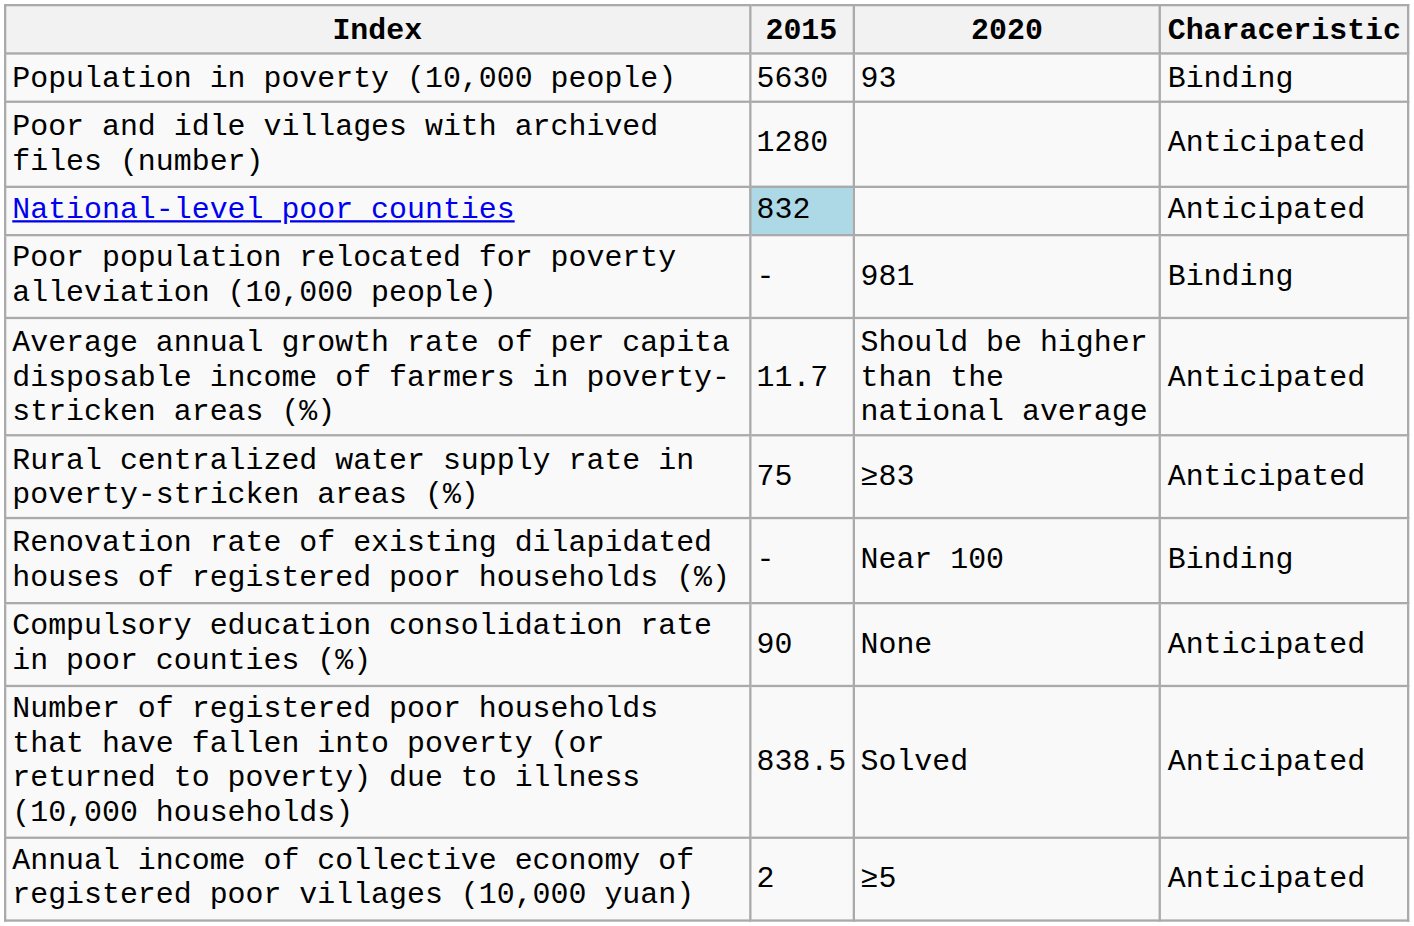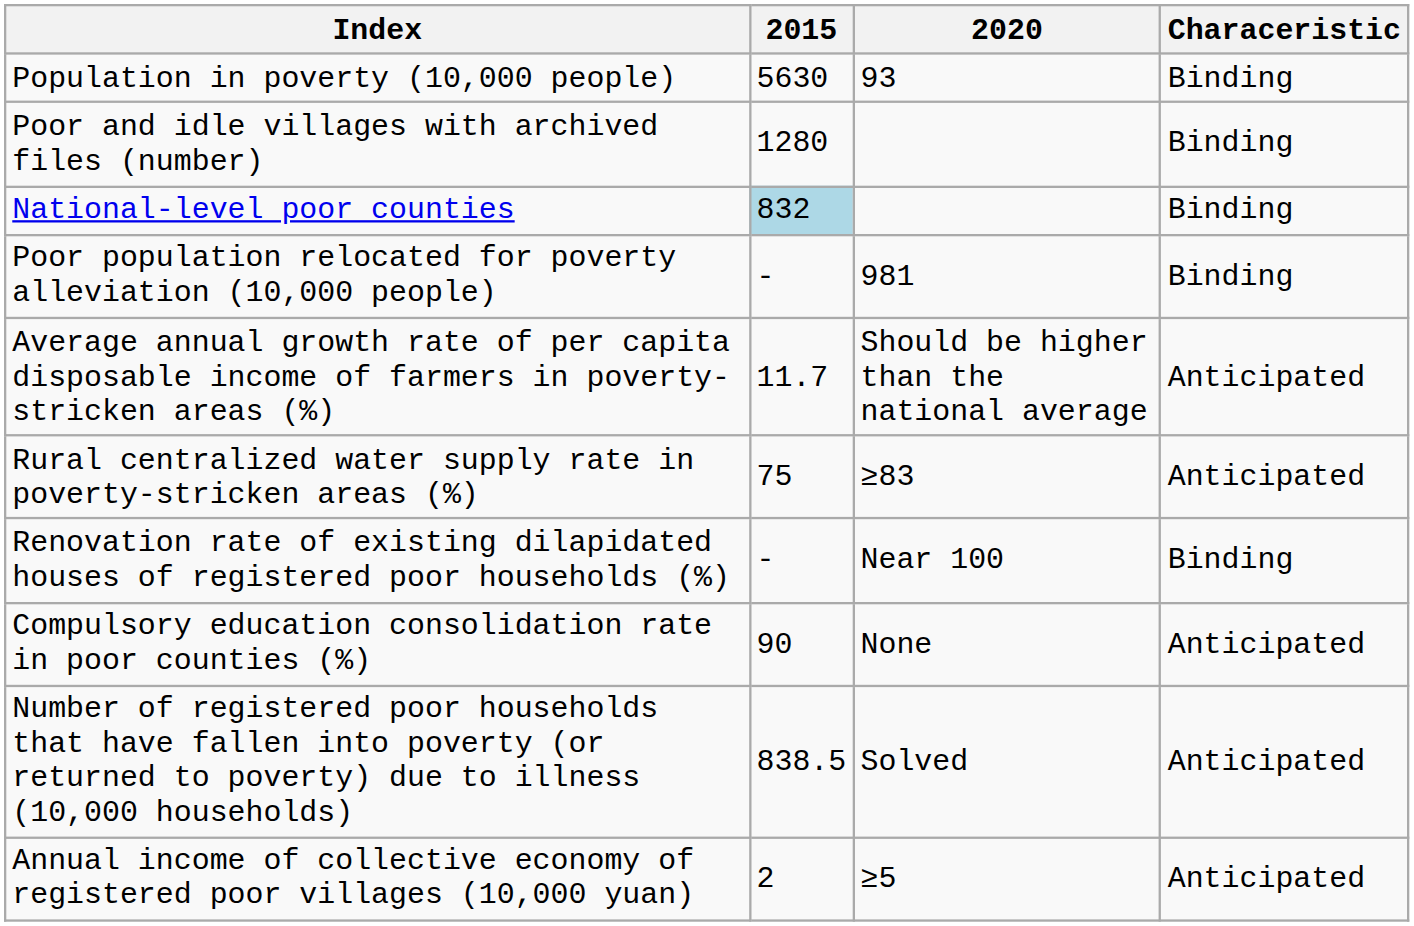(1266, 144) Anticipated -> (1231, 144) Binding
(1266, 210) Anticipated -> (1231, 210) Binding
